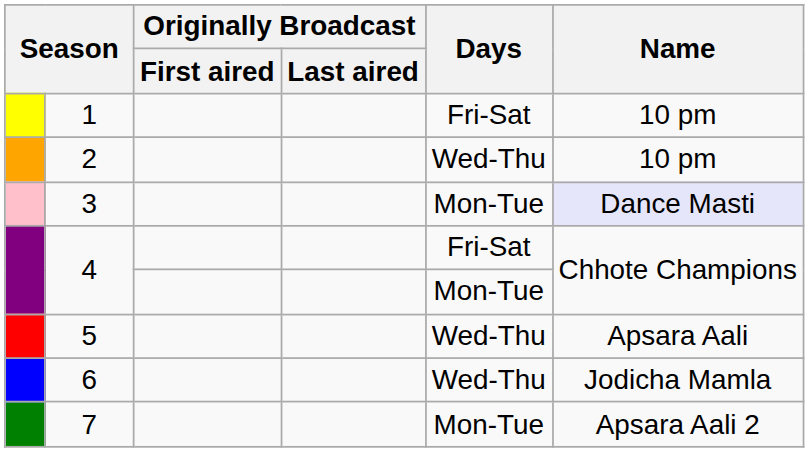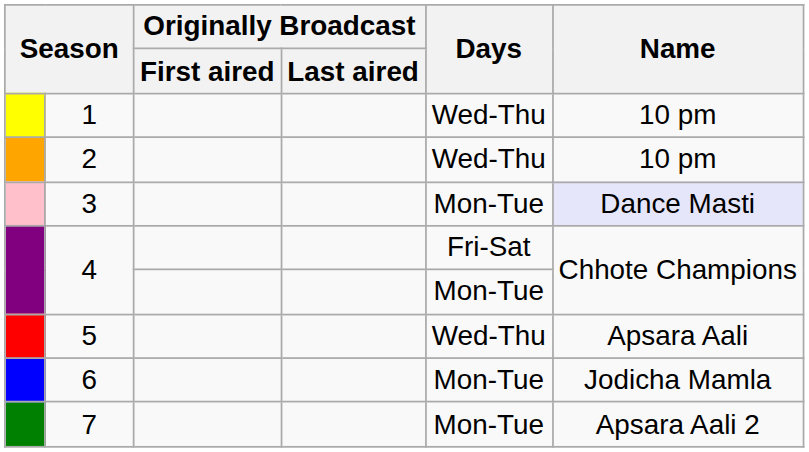(489, 114) Fri-Sat -> (489, 114) Wed-Thu
(489, 379) Wed-Thu -> (489, 379) Mon-Tue
